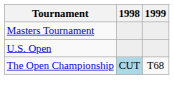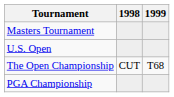(129, 66) lightblue background -> (129, 66) no background
+ row: (49, 83)
